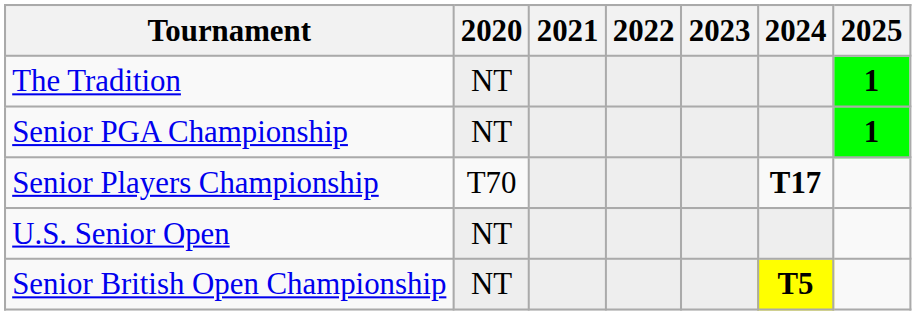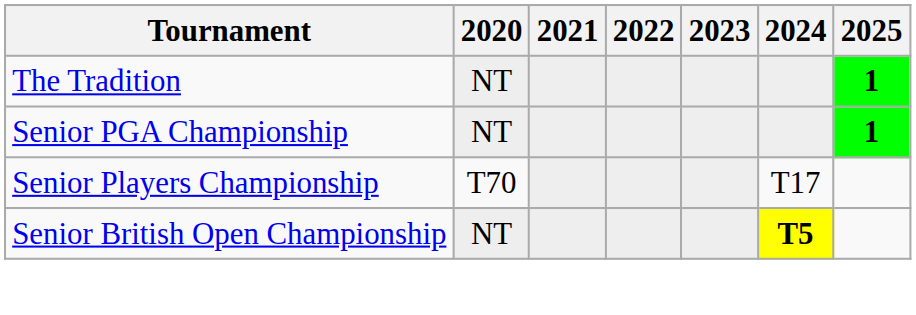(796, 182) bold -> (796, 182) normal
- row: (121, 233)
